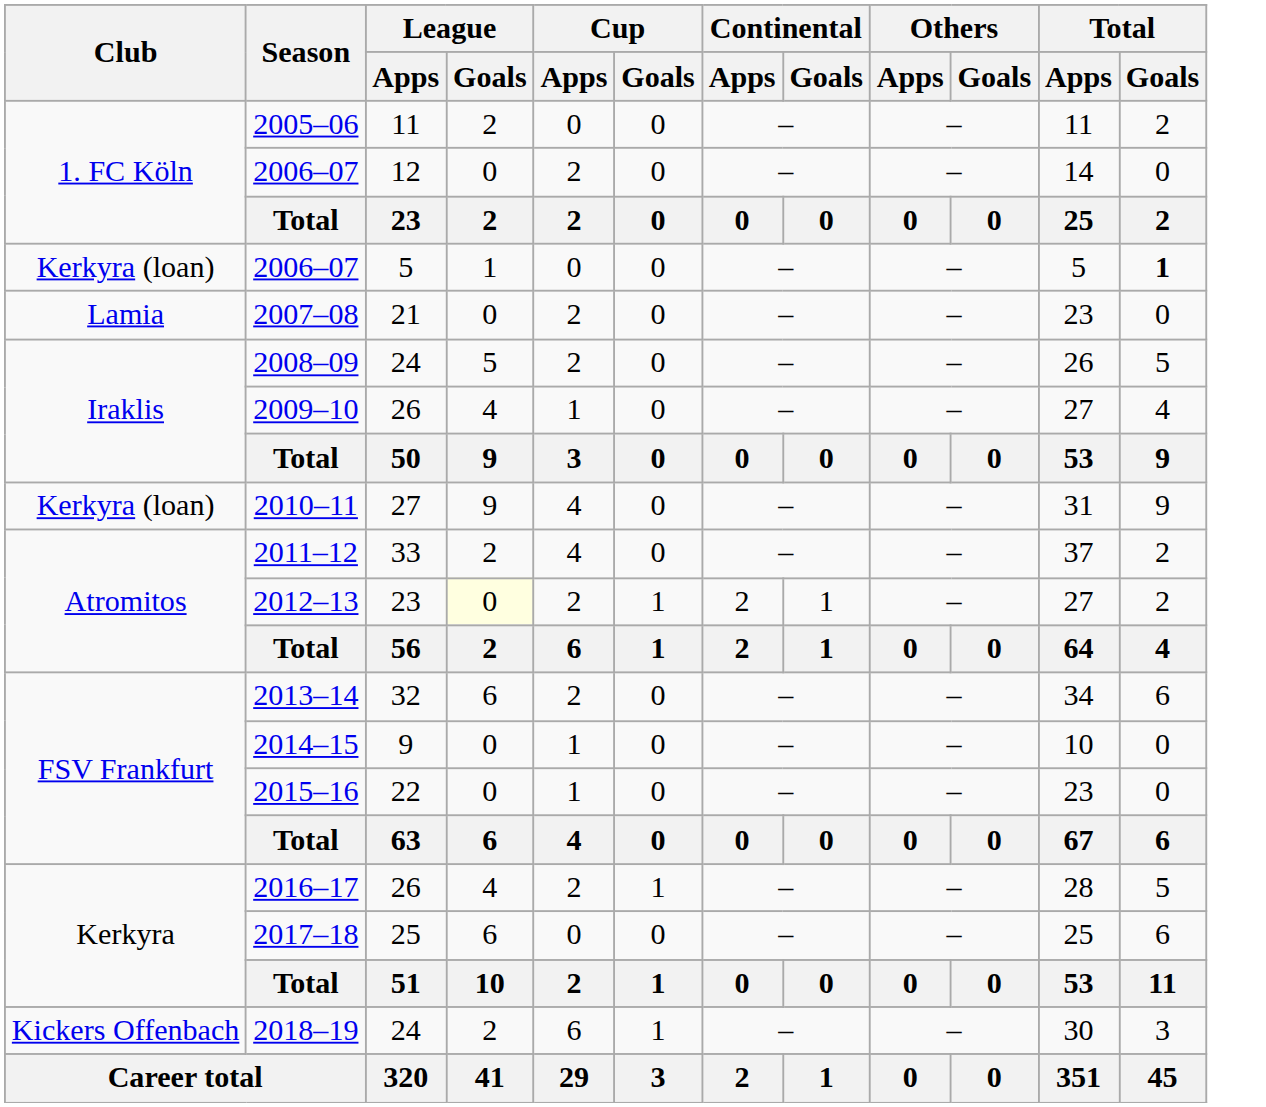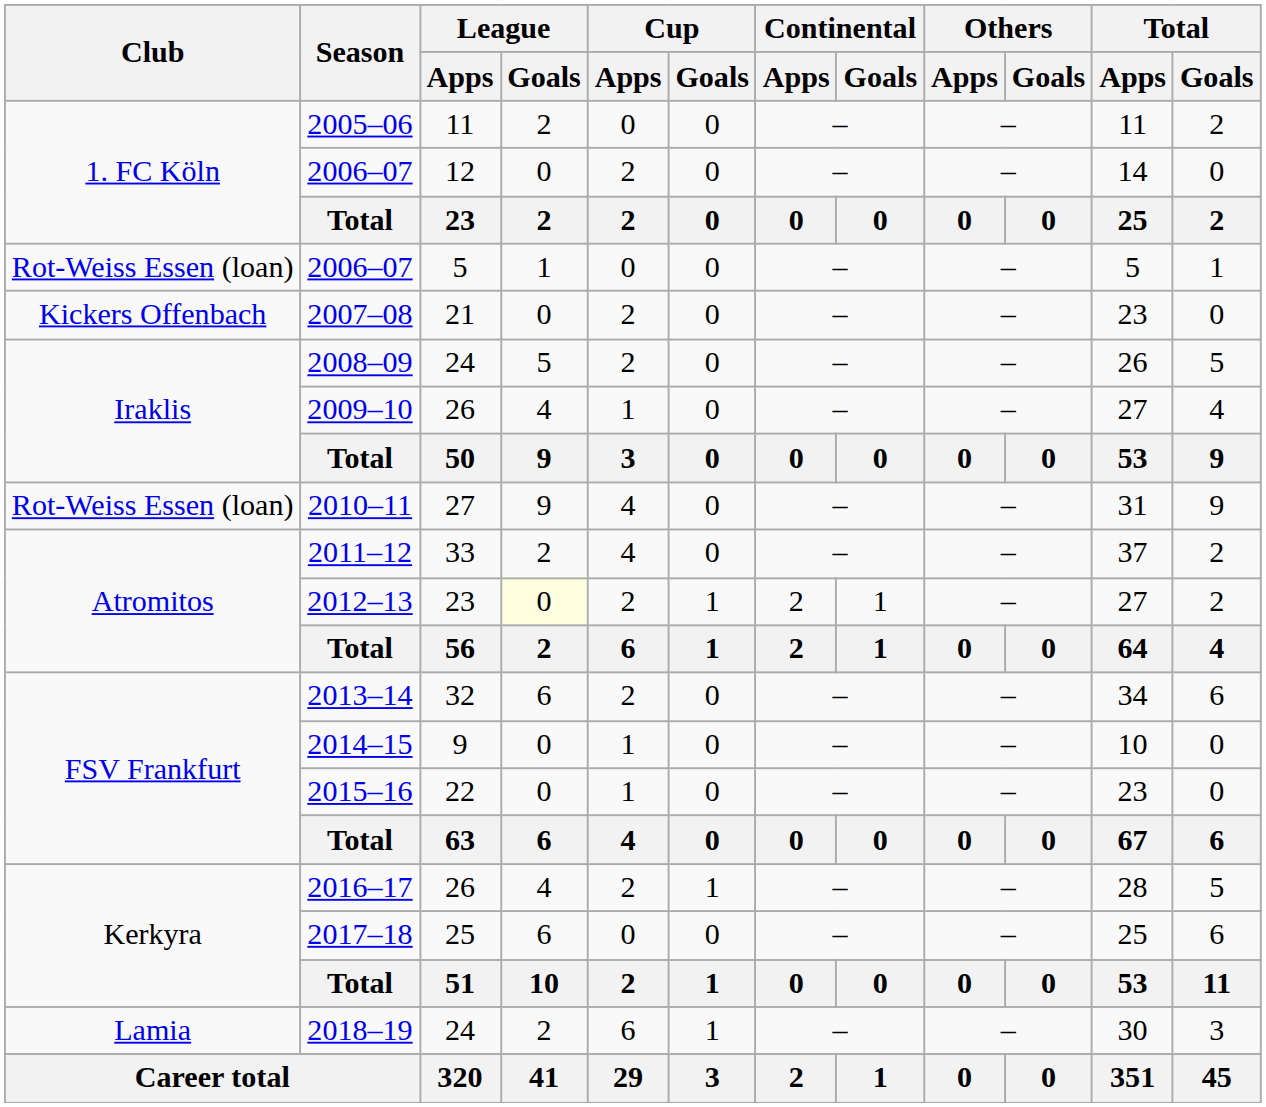(126, 266) Kerkyra (loan) -> (153, 266) Rot-Weiss Essen (loan)
(1163, 266) bold -> (1217, 266) normal
(126, 314) Lamia -> (153, 314) Kickers Offenbach
(126, 505) Kerkyra (loan) -> (153, 505) Rot-Weiss Essen (loan)
(126, 1030) Kickers Offenbach -> (153, 1030) Lamia
